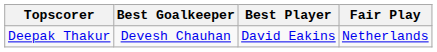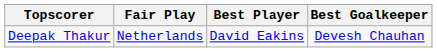columns swapped: (176, 15) <-> (385, 15)
